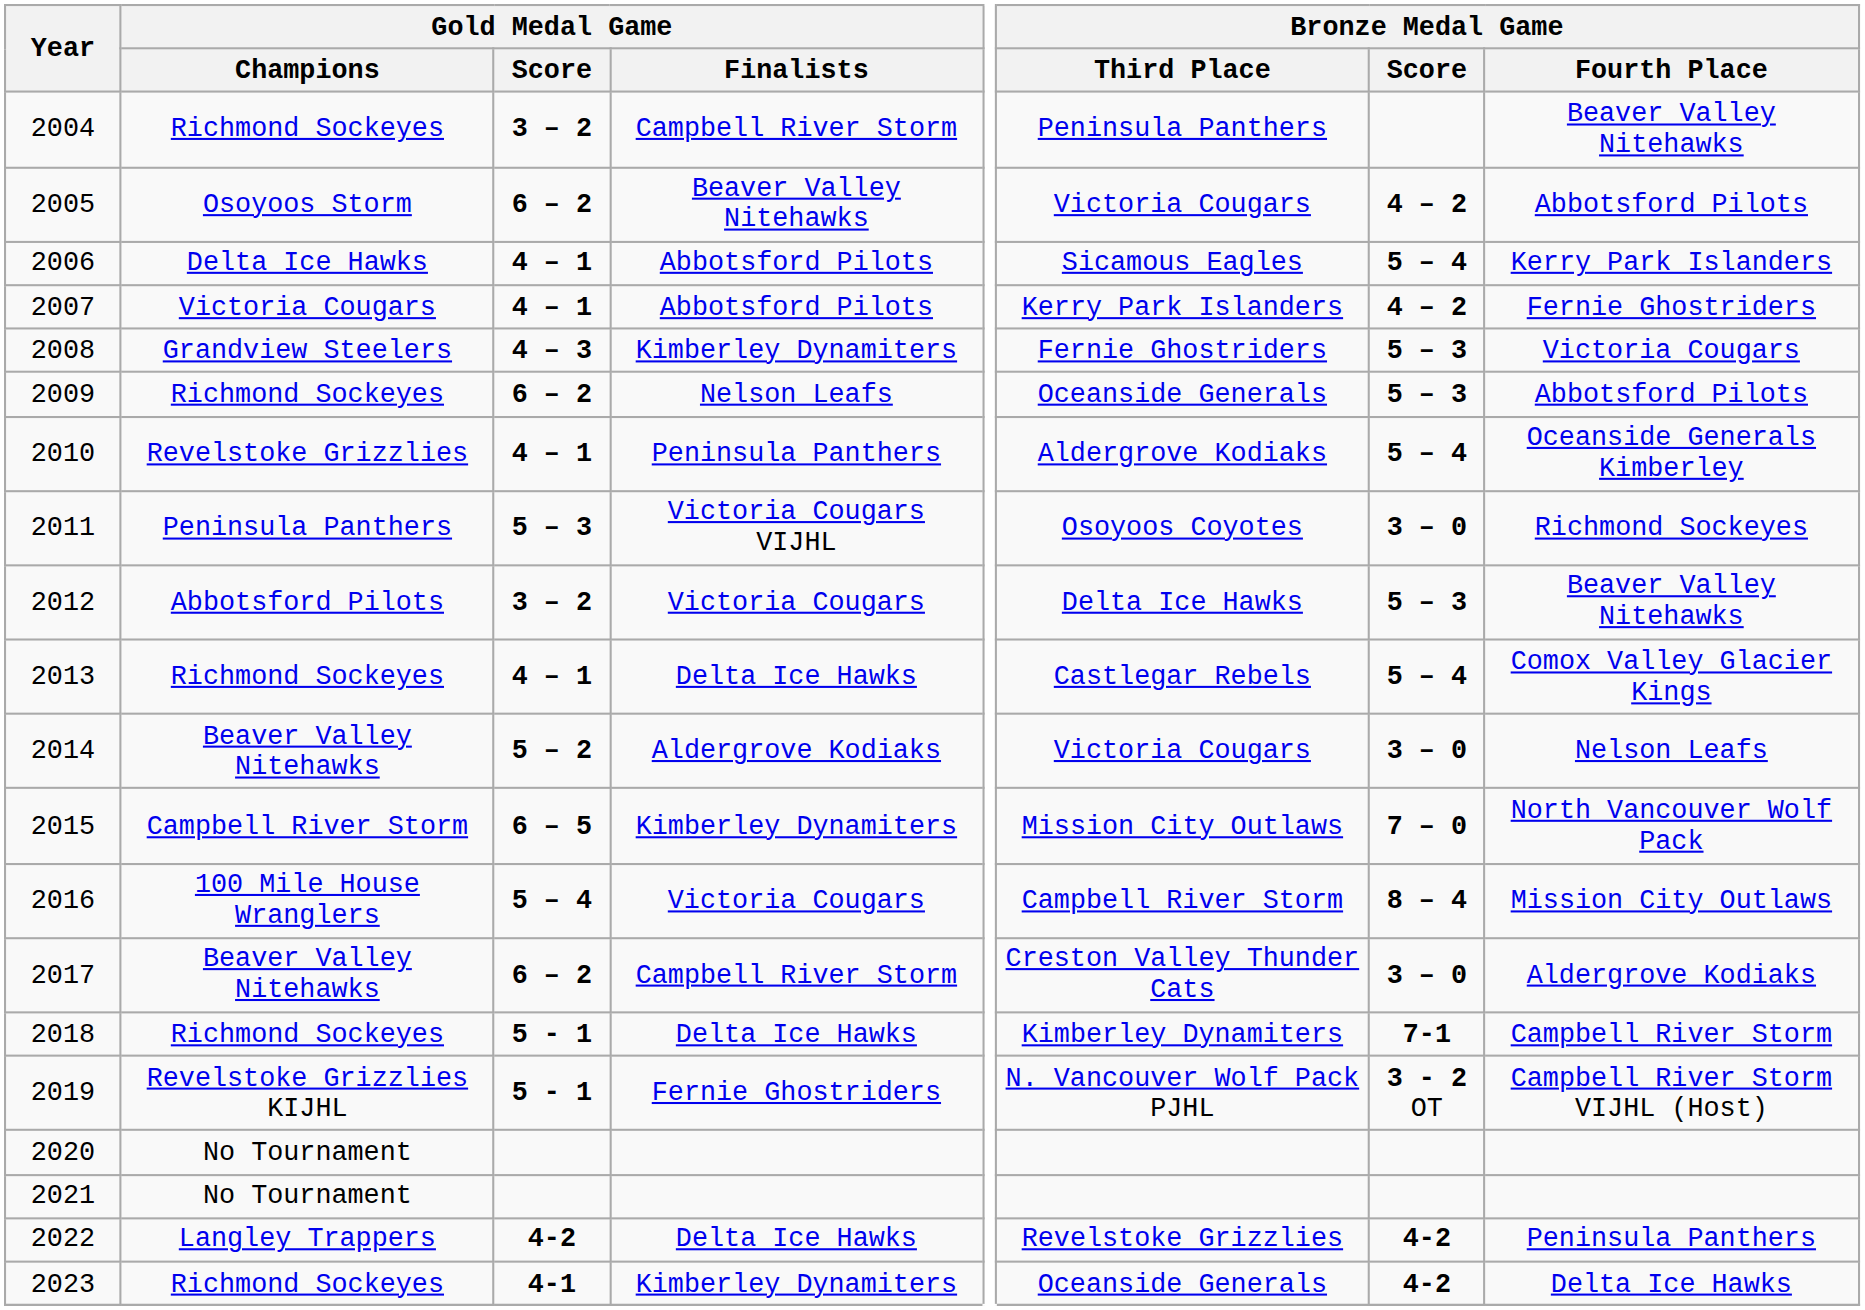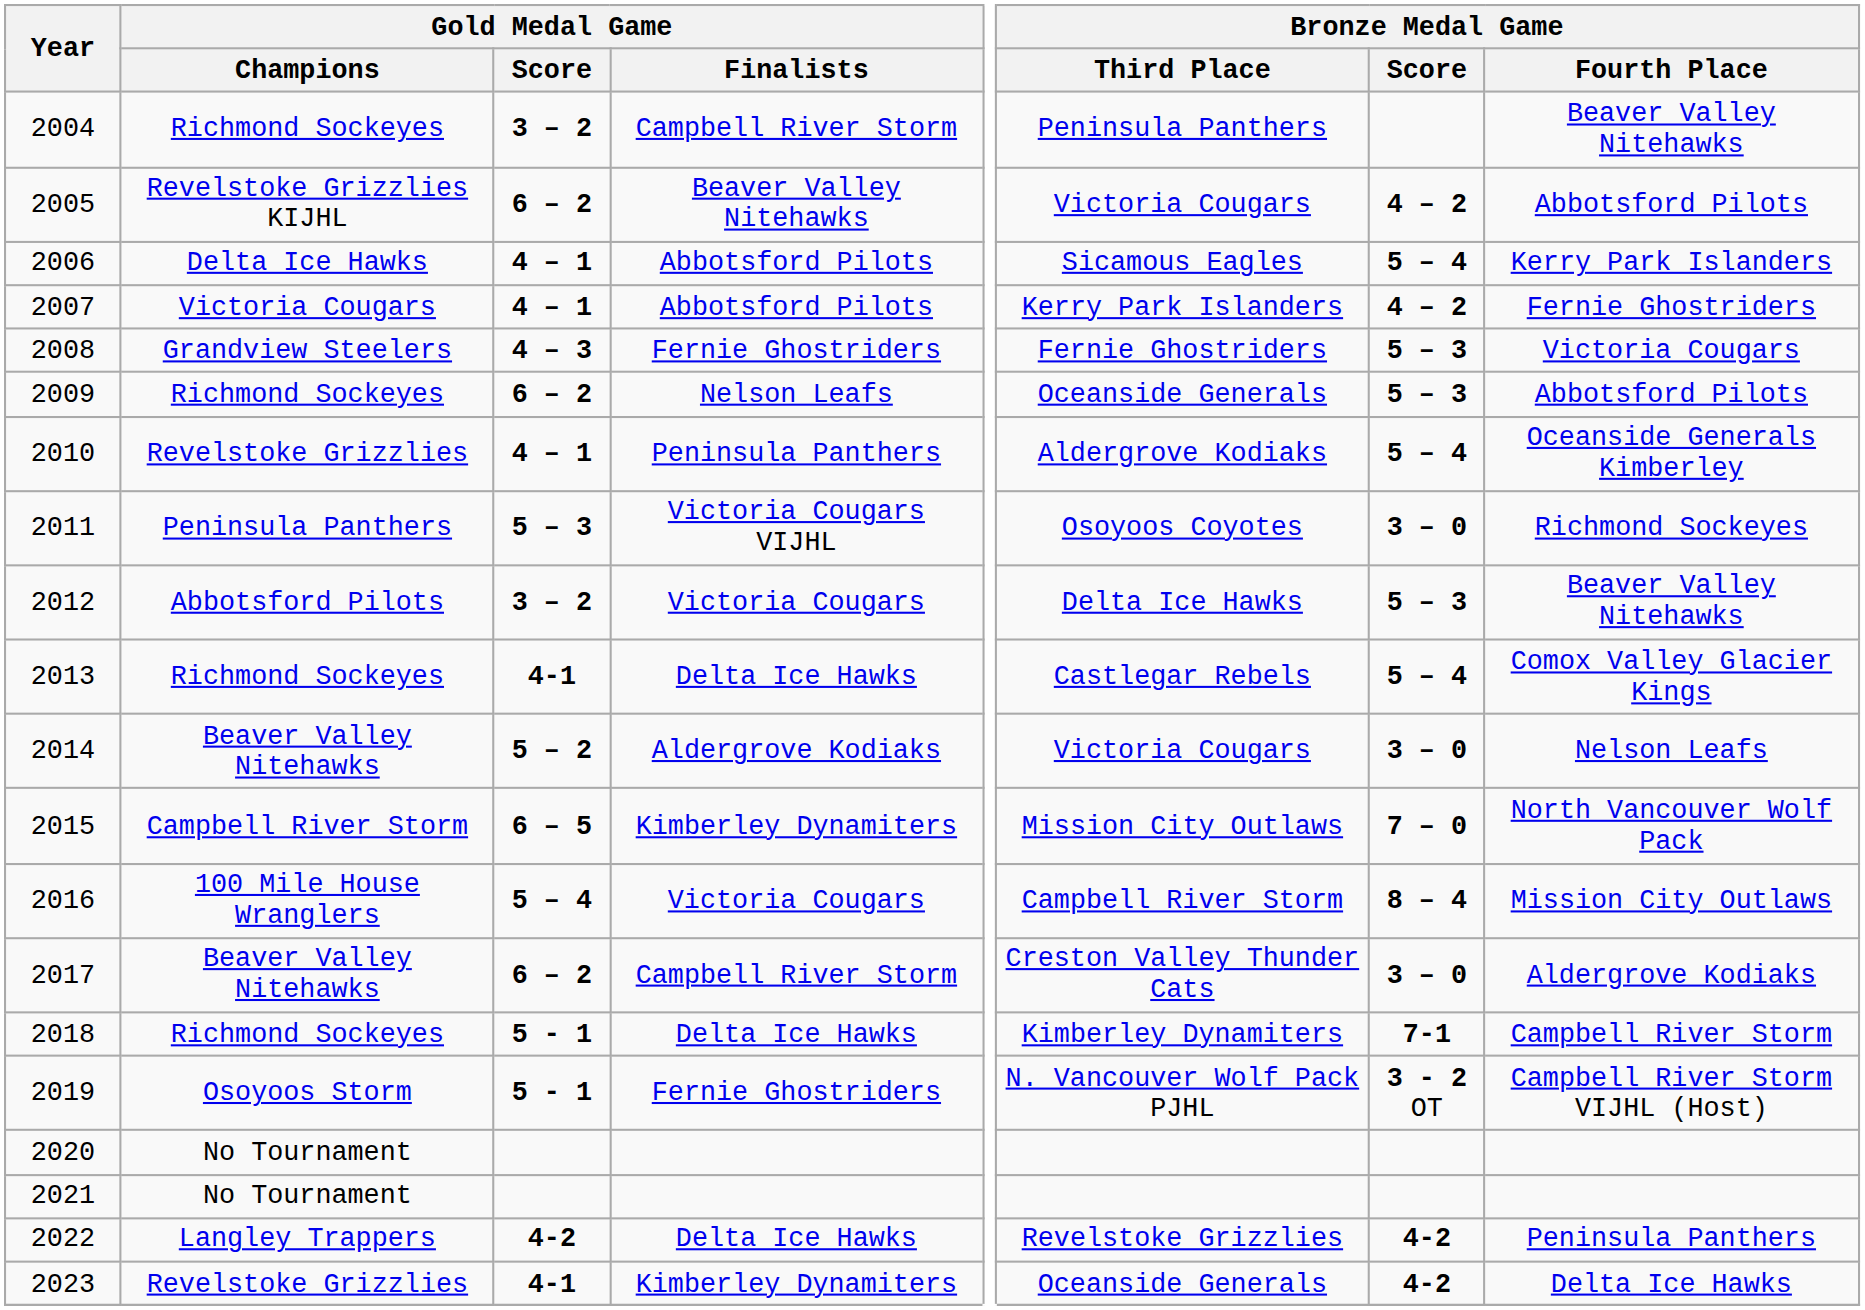(307, 204) Osoyoos Storm -> (307, 204) Revelstoke Grizzlies KIJHL
(796, 351) Kimberley Dynamiters -> (796, 351) Fernie Ghostriders
(552, 677) 4 – 1 -> (552, 677) 4-1
(307, 1093) Revelstoke Grizzlies KIJHL -> (307, 1093) Osoyoos Storm
(307, 1283) Richmond Sockeyes -> (307, 1283) Revelstoke Grizzlies
